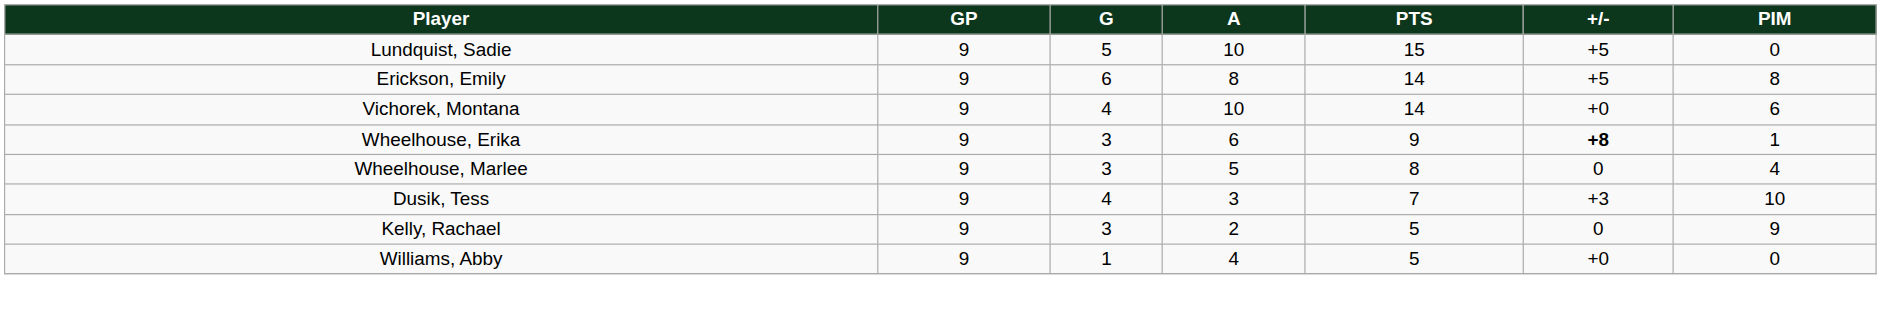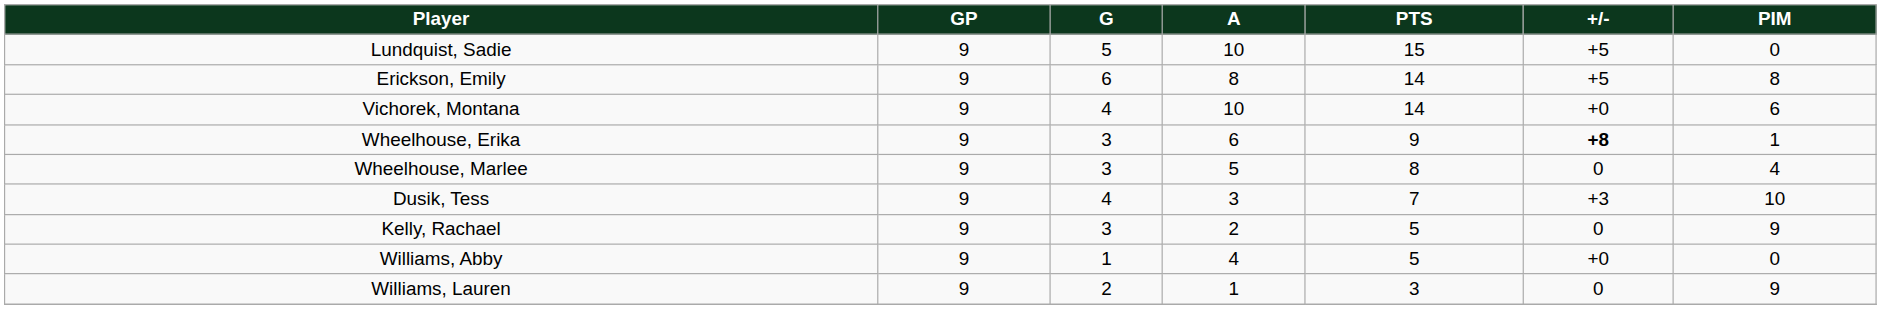+ row: (441, 288)
